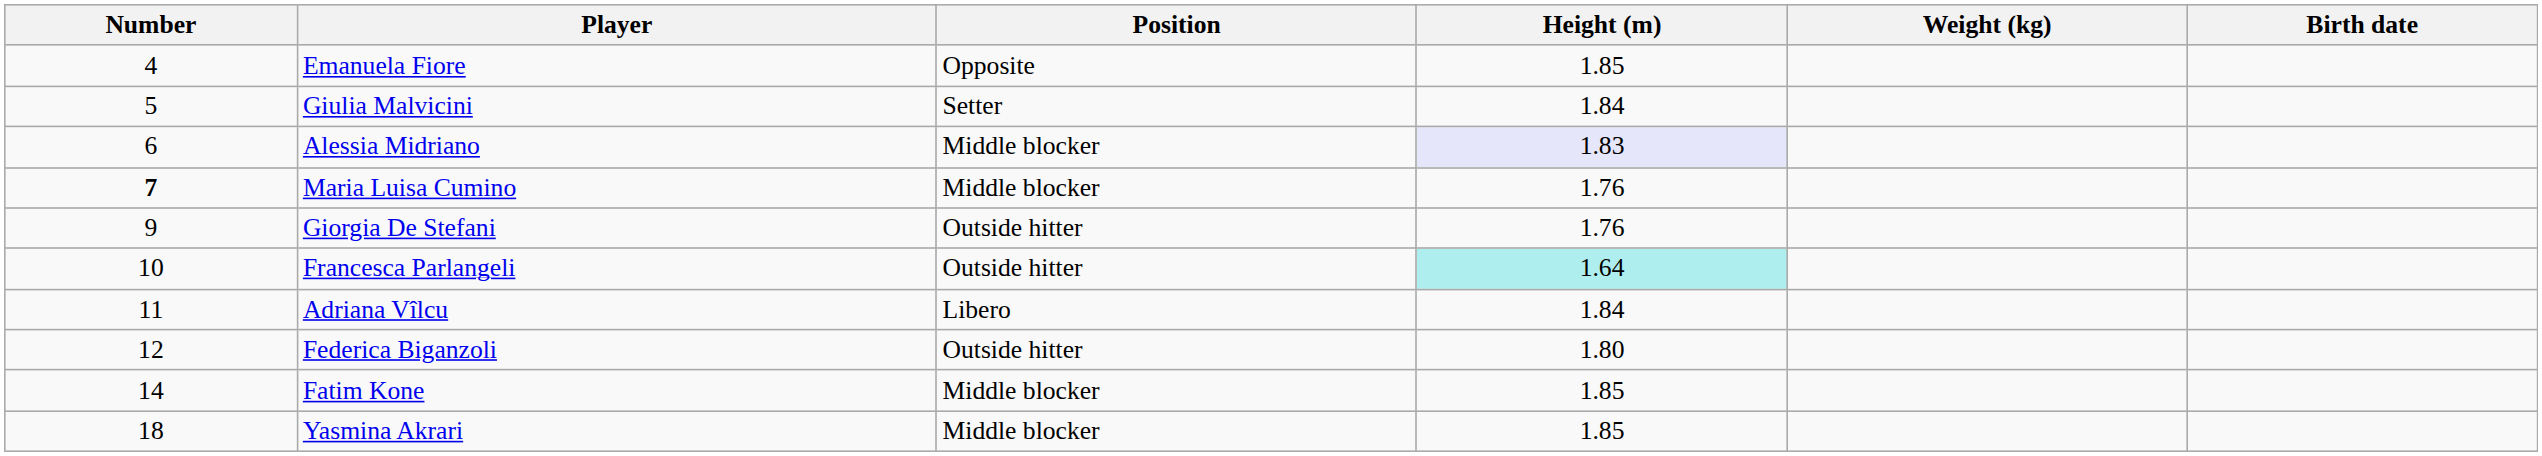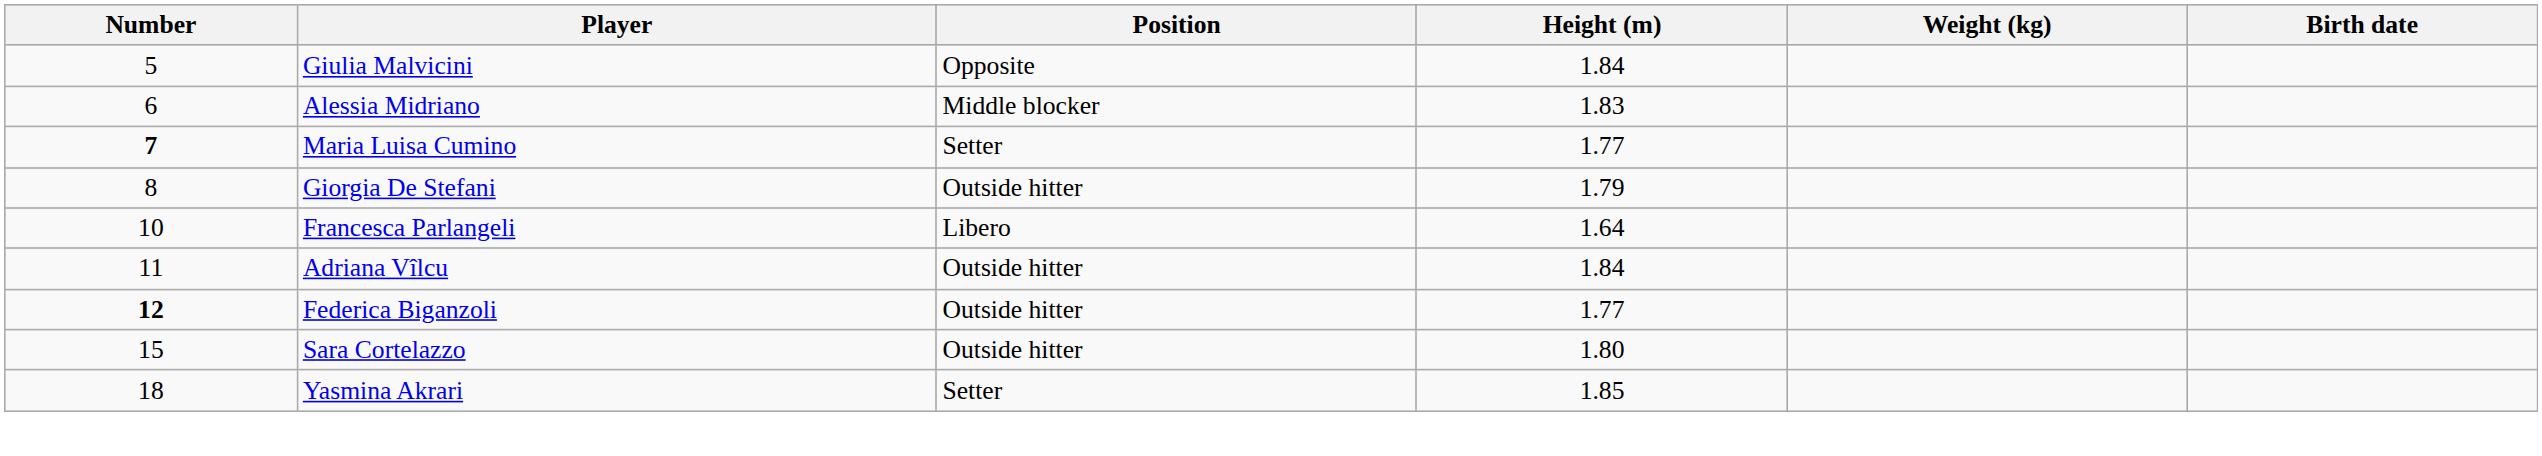- row: (384, 65)
(972, 106) Setter -> (989, 65) Opposite
(1602, 146) lavender background -> (1602, 106) no background
(1021, 187) Middle blocker -> (972, 146) Setter
(1602, 187) 1.76 -> (1602, 146) 1.77
(151, 227) 9 -> (151, 187) 8
(1602, 227) 1.76 -> (1602, 187) 1.79
(1013, 268) Outside hitter -> (977, 227) Libero
(1602, 268) paleturquoise background -> (1602, 227) no background
(977, 308) Libero -> (1013, 268) Outside hitter
(151, 349) normal -> (151, 308) bold
(1602, 349) 1.80 -> (1602, 308) 1.77
- row: (364, 390)
+ row: (384, 349)
(1021, 430) Middle blocker -> (972, 390) Setter
